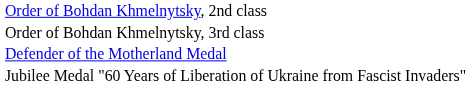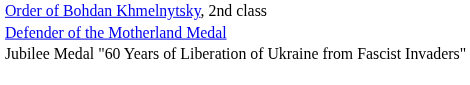- row: (135, 32)
